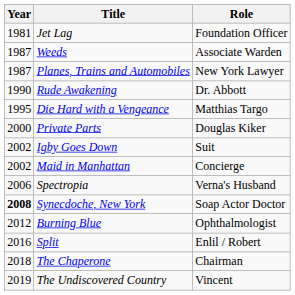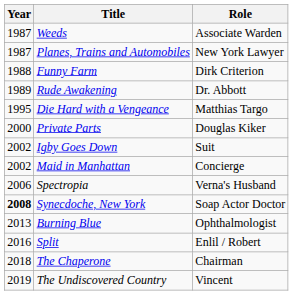- row: (55, 33)
+ row: (67, 71)
(19, 90) 1990 -> (19, 90) 1989
(19, 223) 2012 -> (19, 223) 2013
